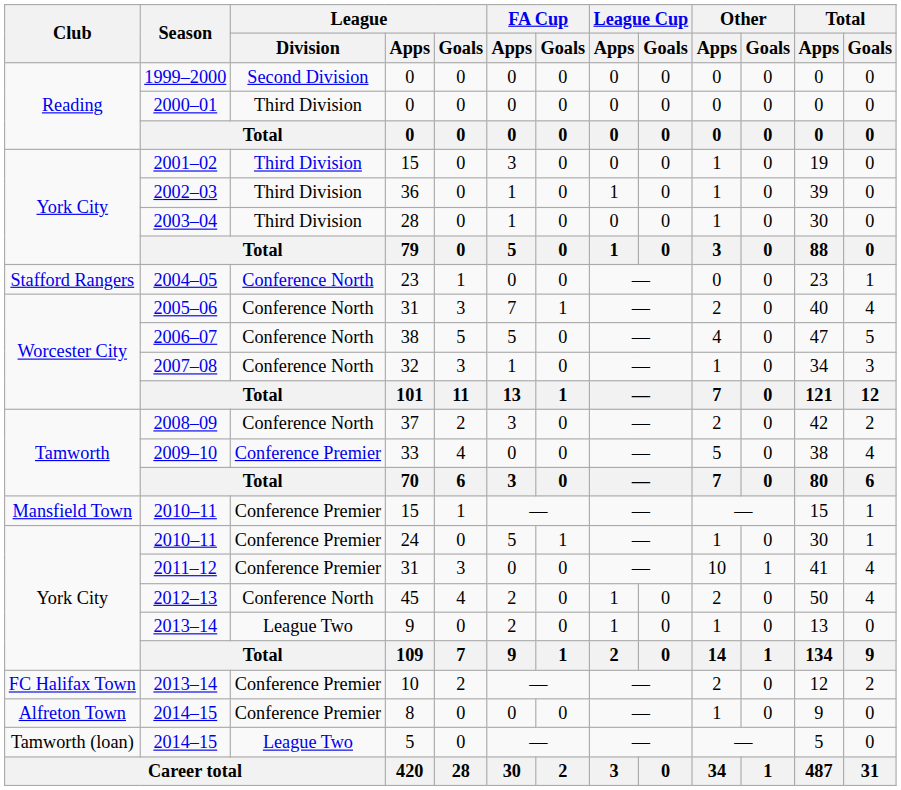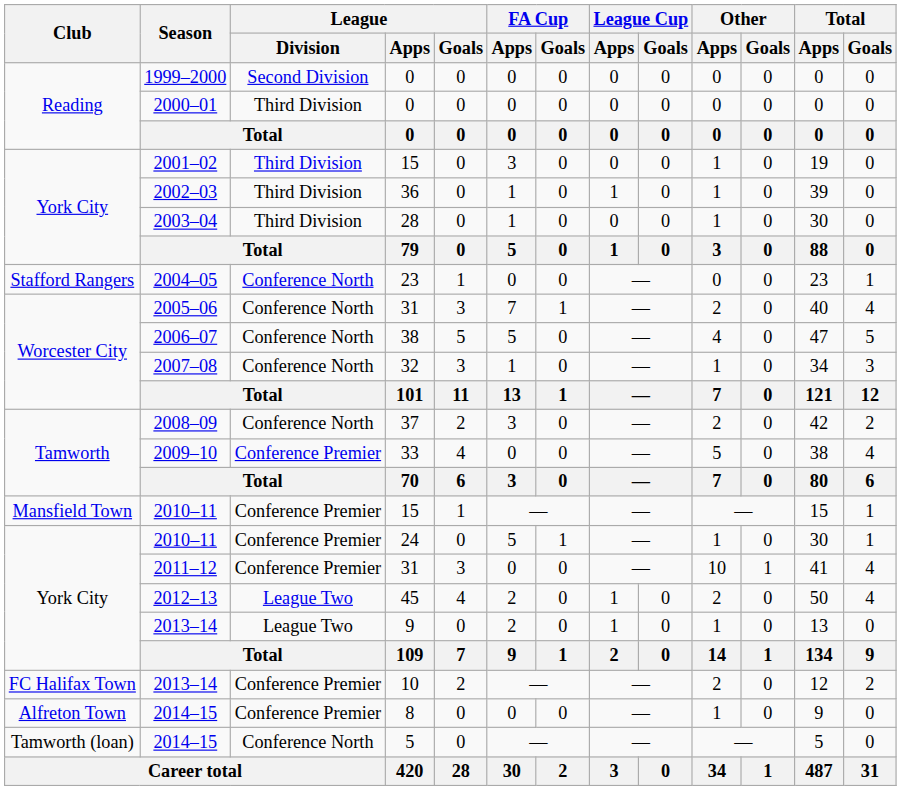(308, 597) Conference North -> (308, 597) League Two
(308, 742) League Two -> (308, 742) Conference North
